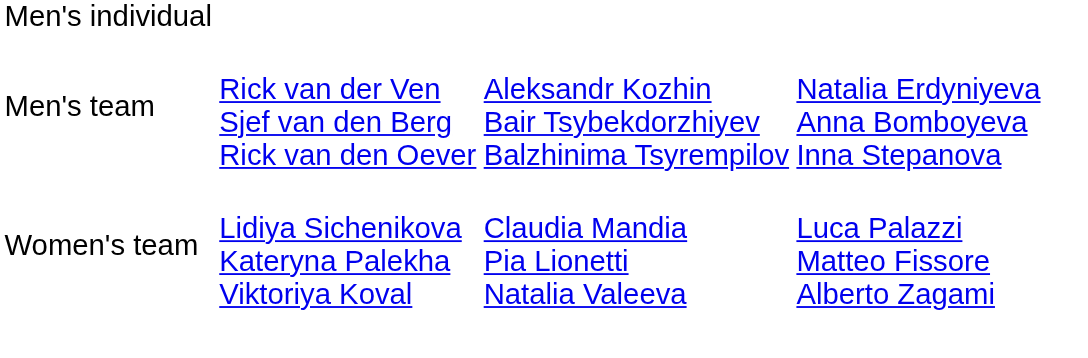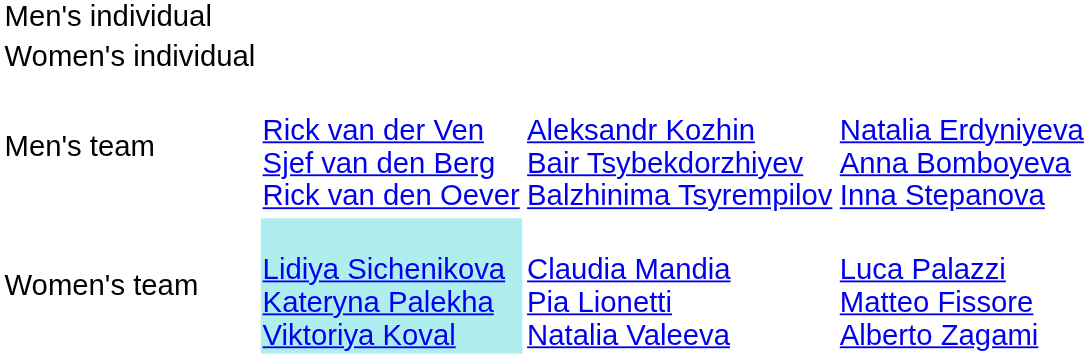+ row: (130, 56)
(340, 261) no background -> (384, 302) paleturquoise background
